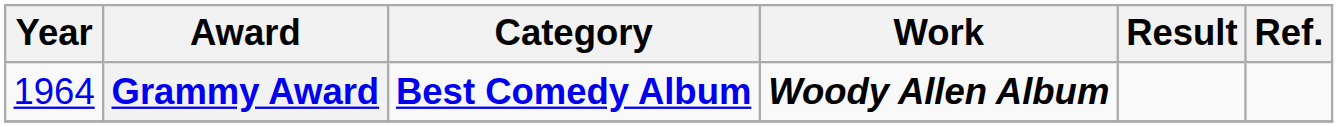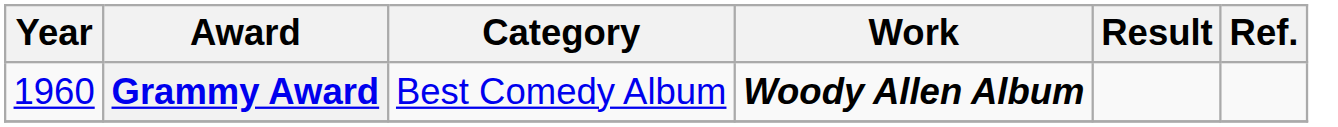(54, 91) 1964 -> (54, 91) 1960
(574, 91) bold -> (561, 91) normal
